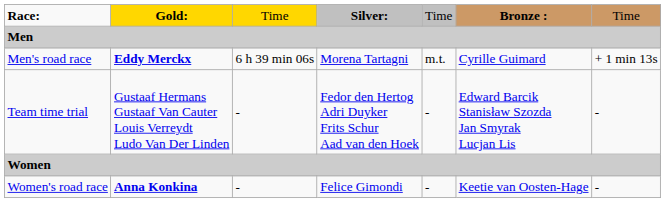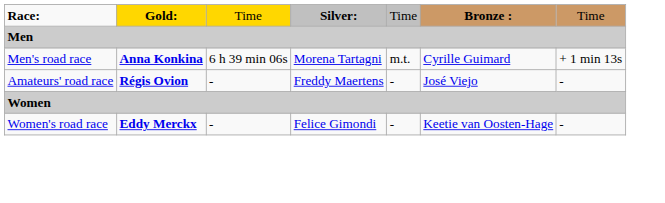(153, 59) Eddy Merckx -> (161, 59) Anna Konkina
+ row: (60, 81)
- row: (48, 112)
(156, 187) Anna Konkina -> (158, 124) Eddy Merckx
